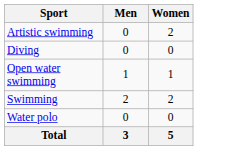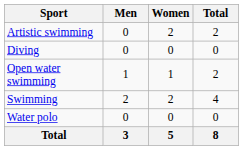+ column: (216, 13)
